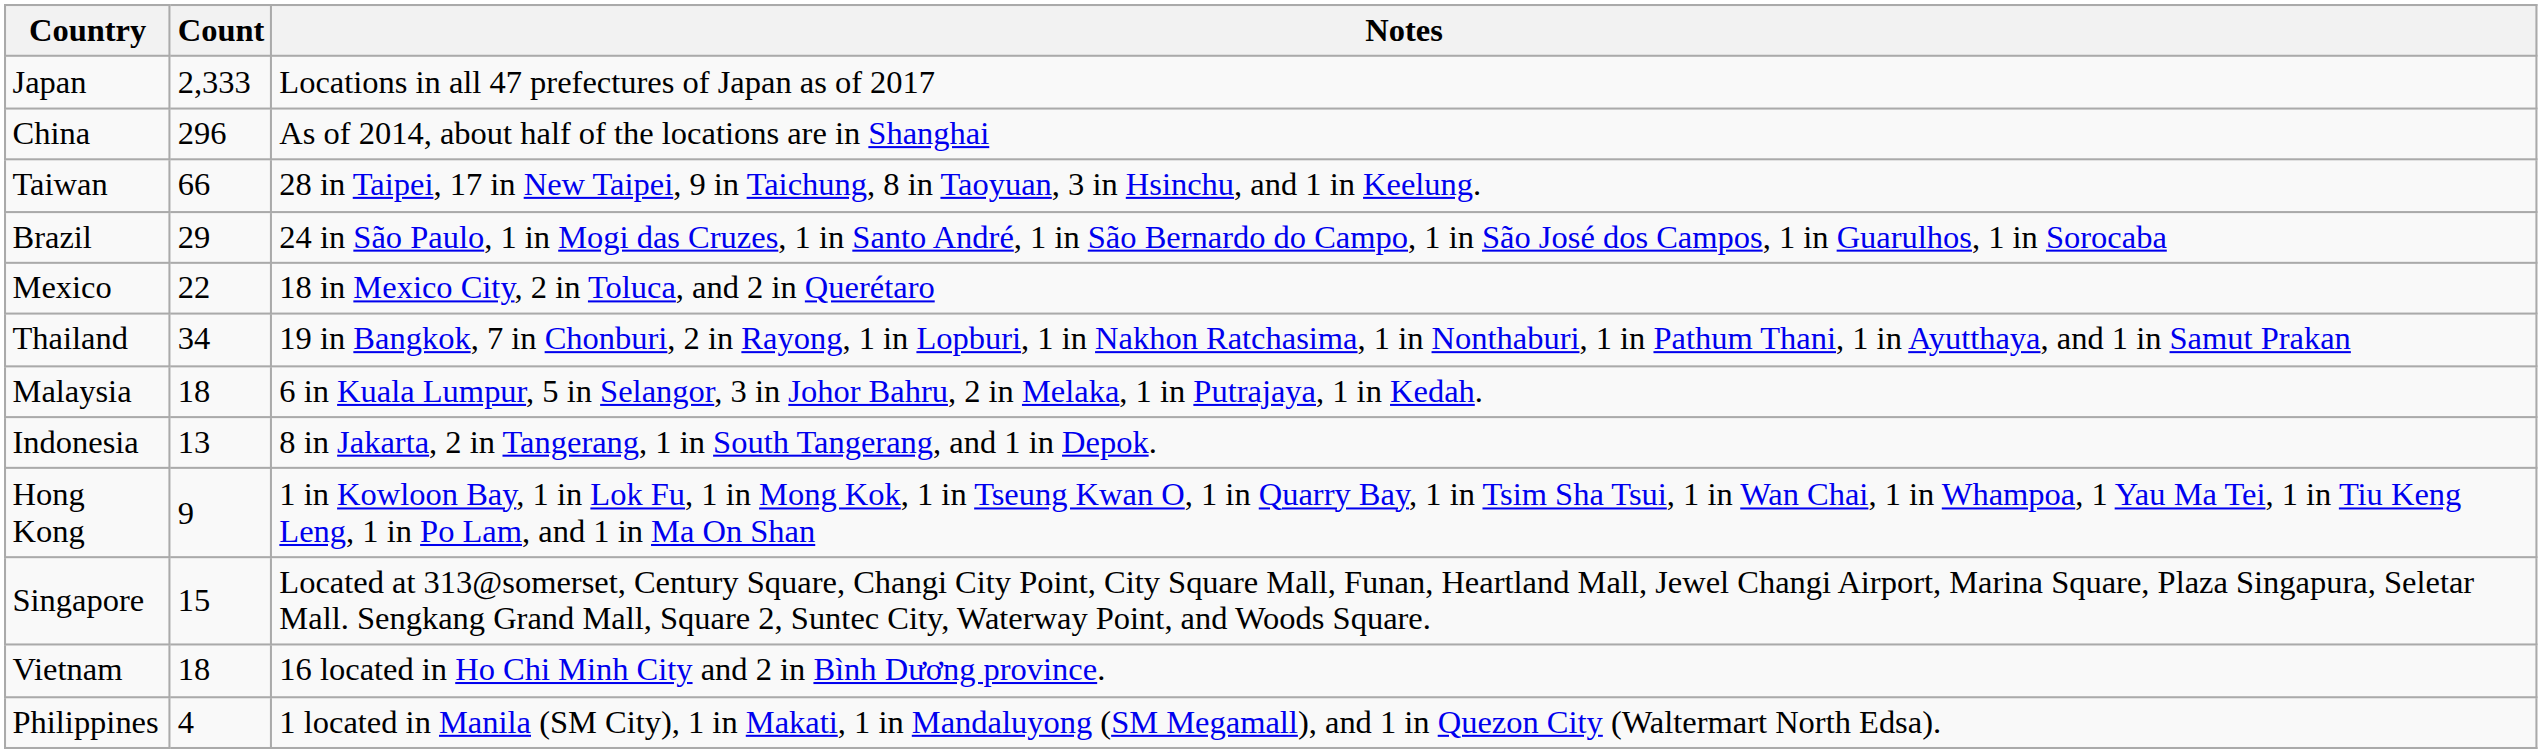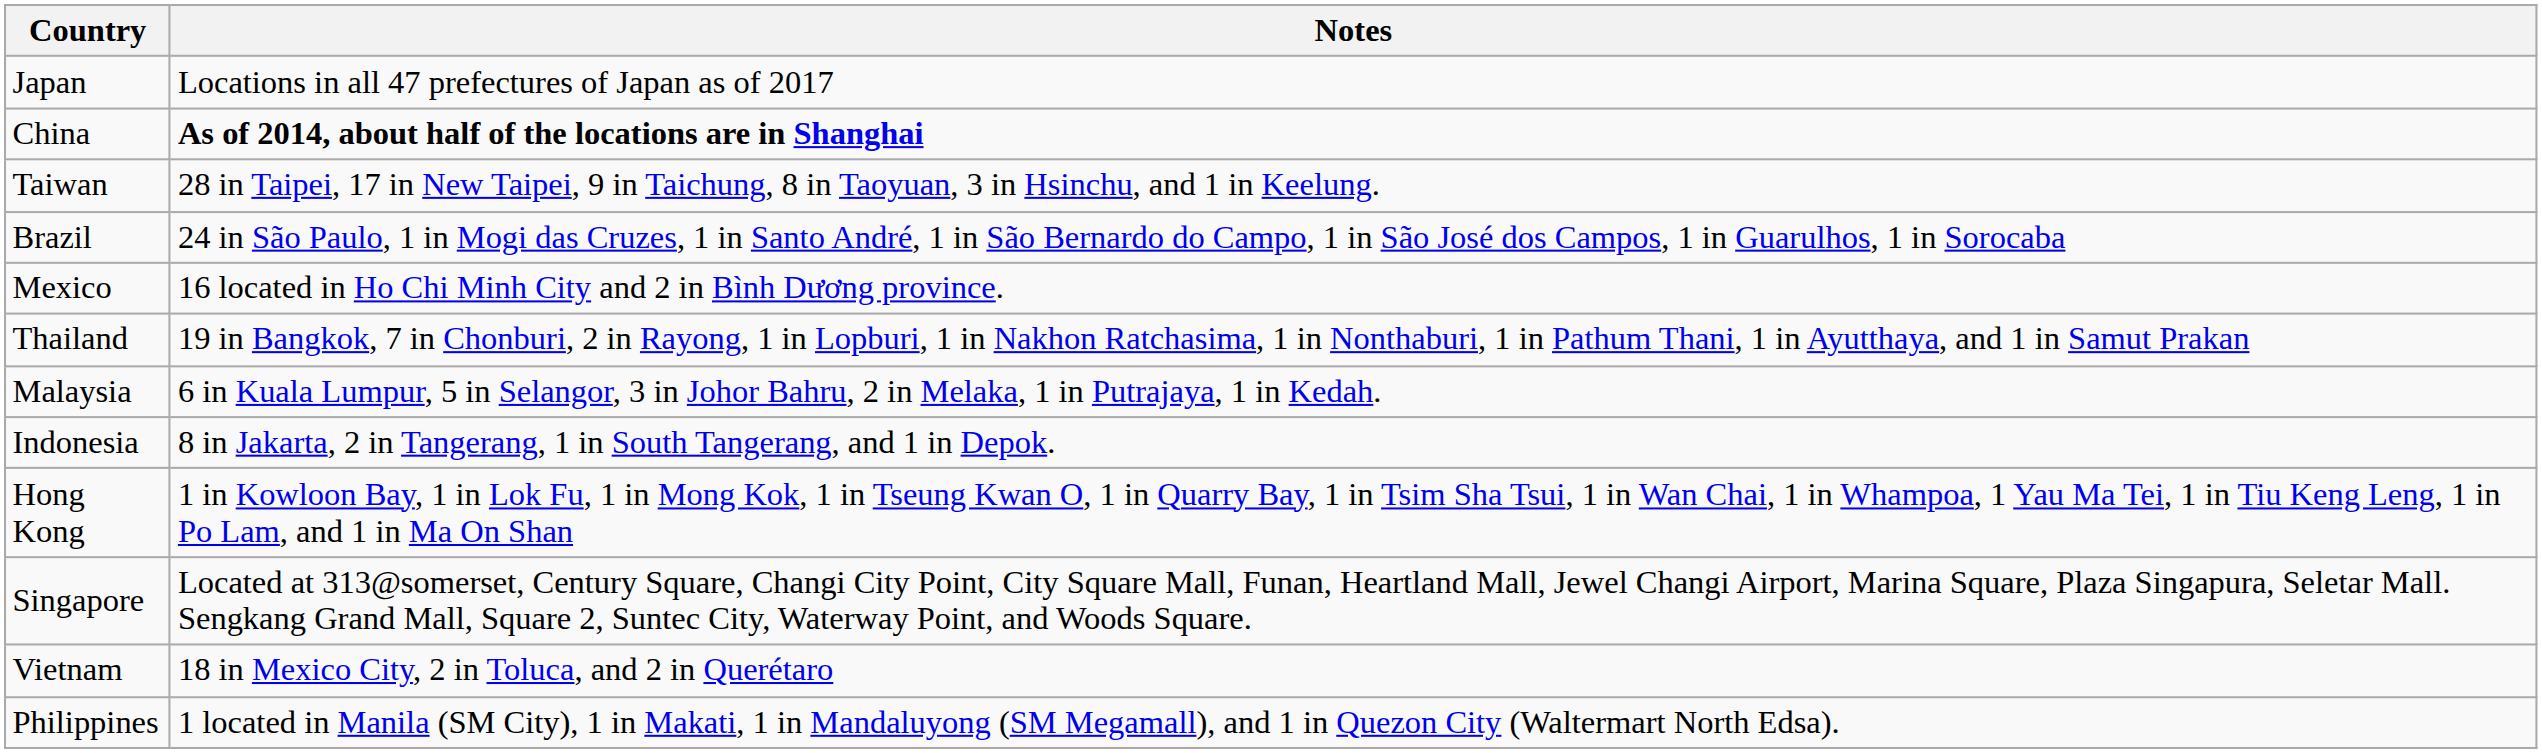- column: (221, 30)
(634, 133) normal -> (551, 133) bold
(607, 287) 18 in Mexico City, 2 in Toluca, and 2 in Querétaro -> (591, 287) 16 located in Ho Chi Minh City and 2 in Bình Dương province.
(692, 669) 16 located in Ho Chi Minh City and 2 in Bình Dương province. -> (506, 669) 18 in Mexico City, 2 in Toluca, and 2 in Querétaro
